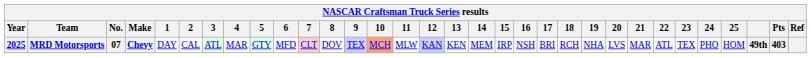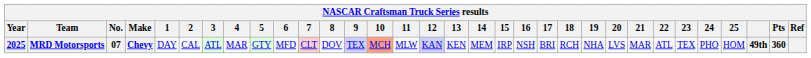(779, 45) 403 -> (779, 45) 360
